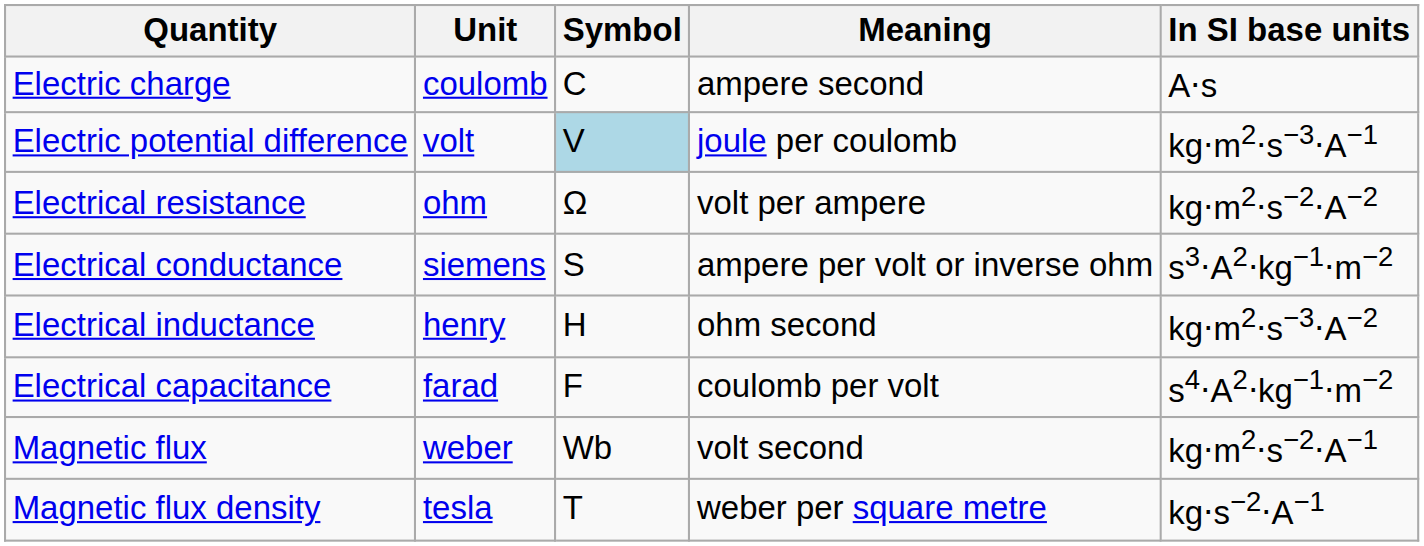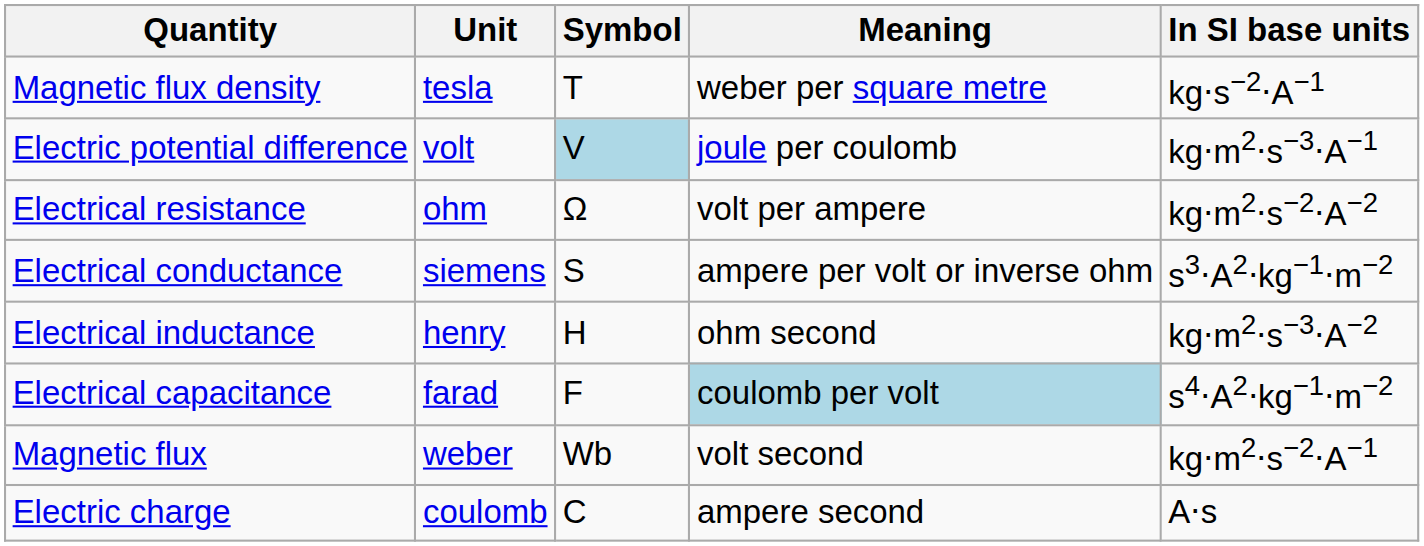rows swapped: (122, 83) <-> (167, 508)
(818, 386) no background -> (818, 393) lightblue background
